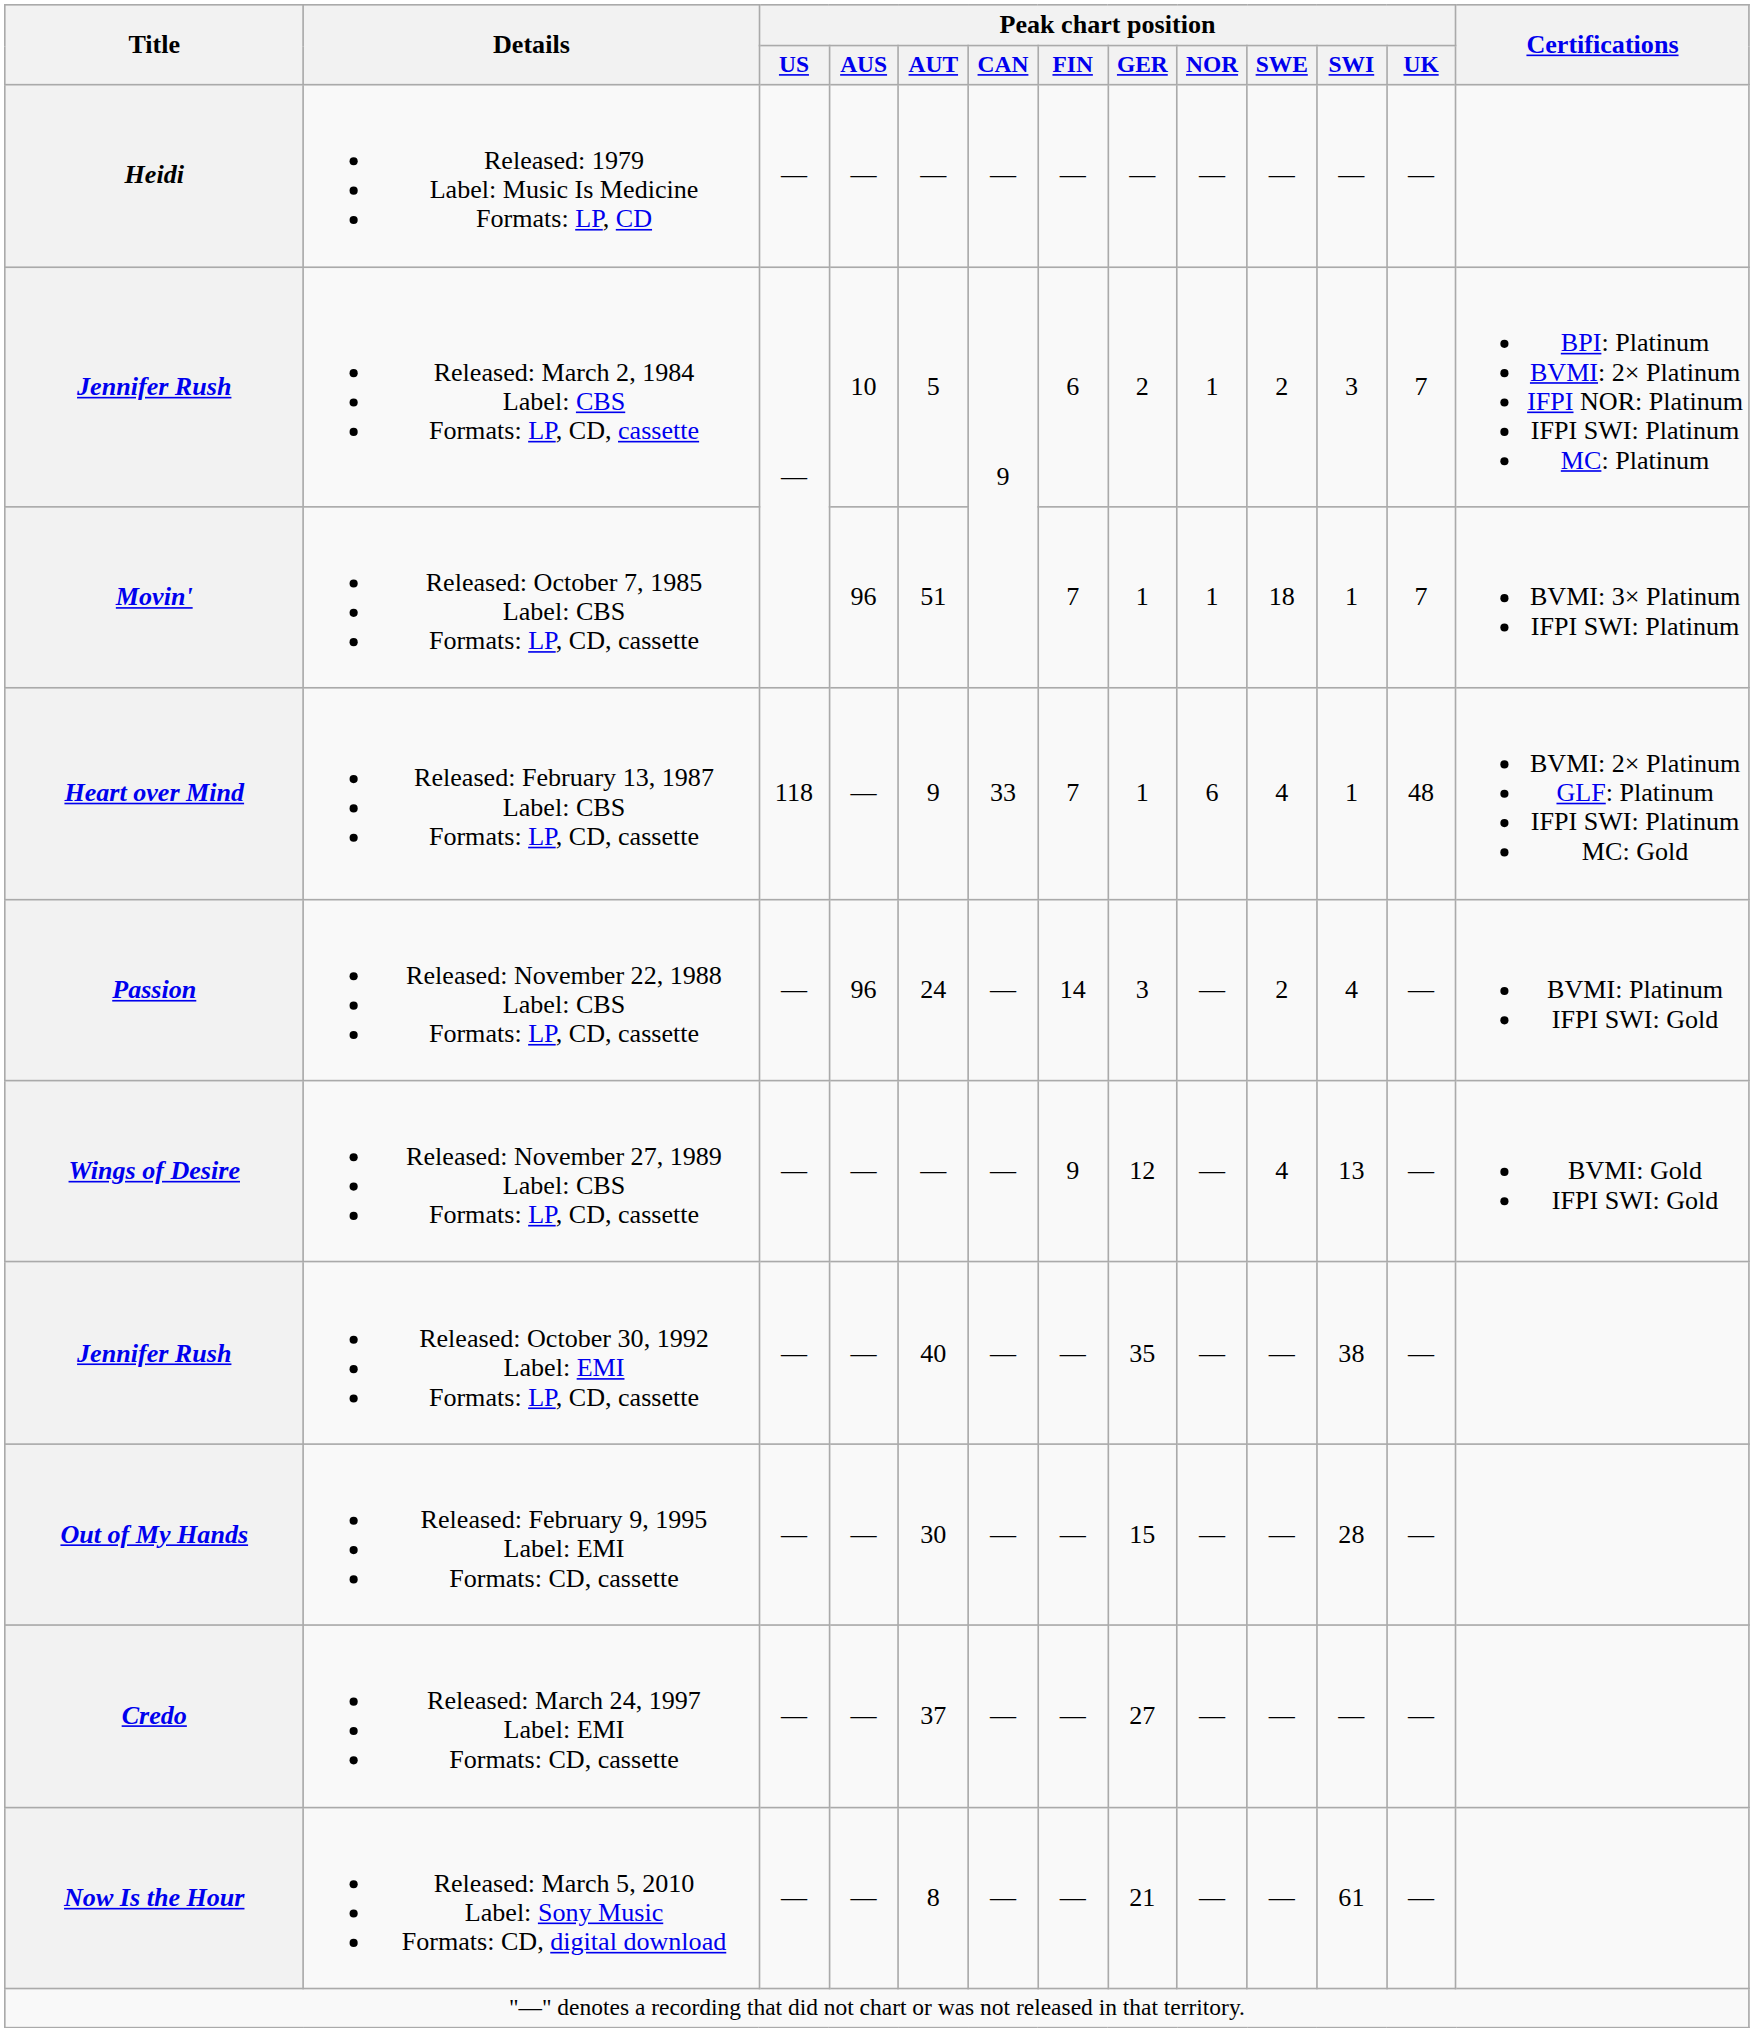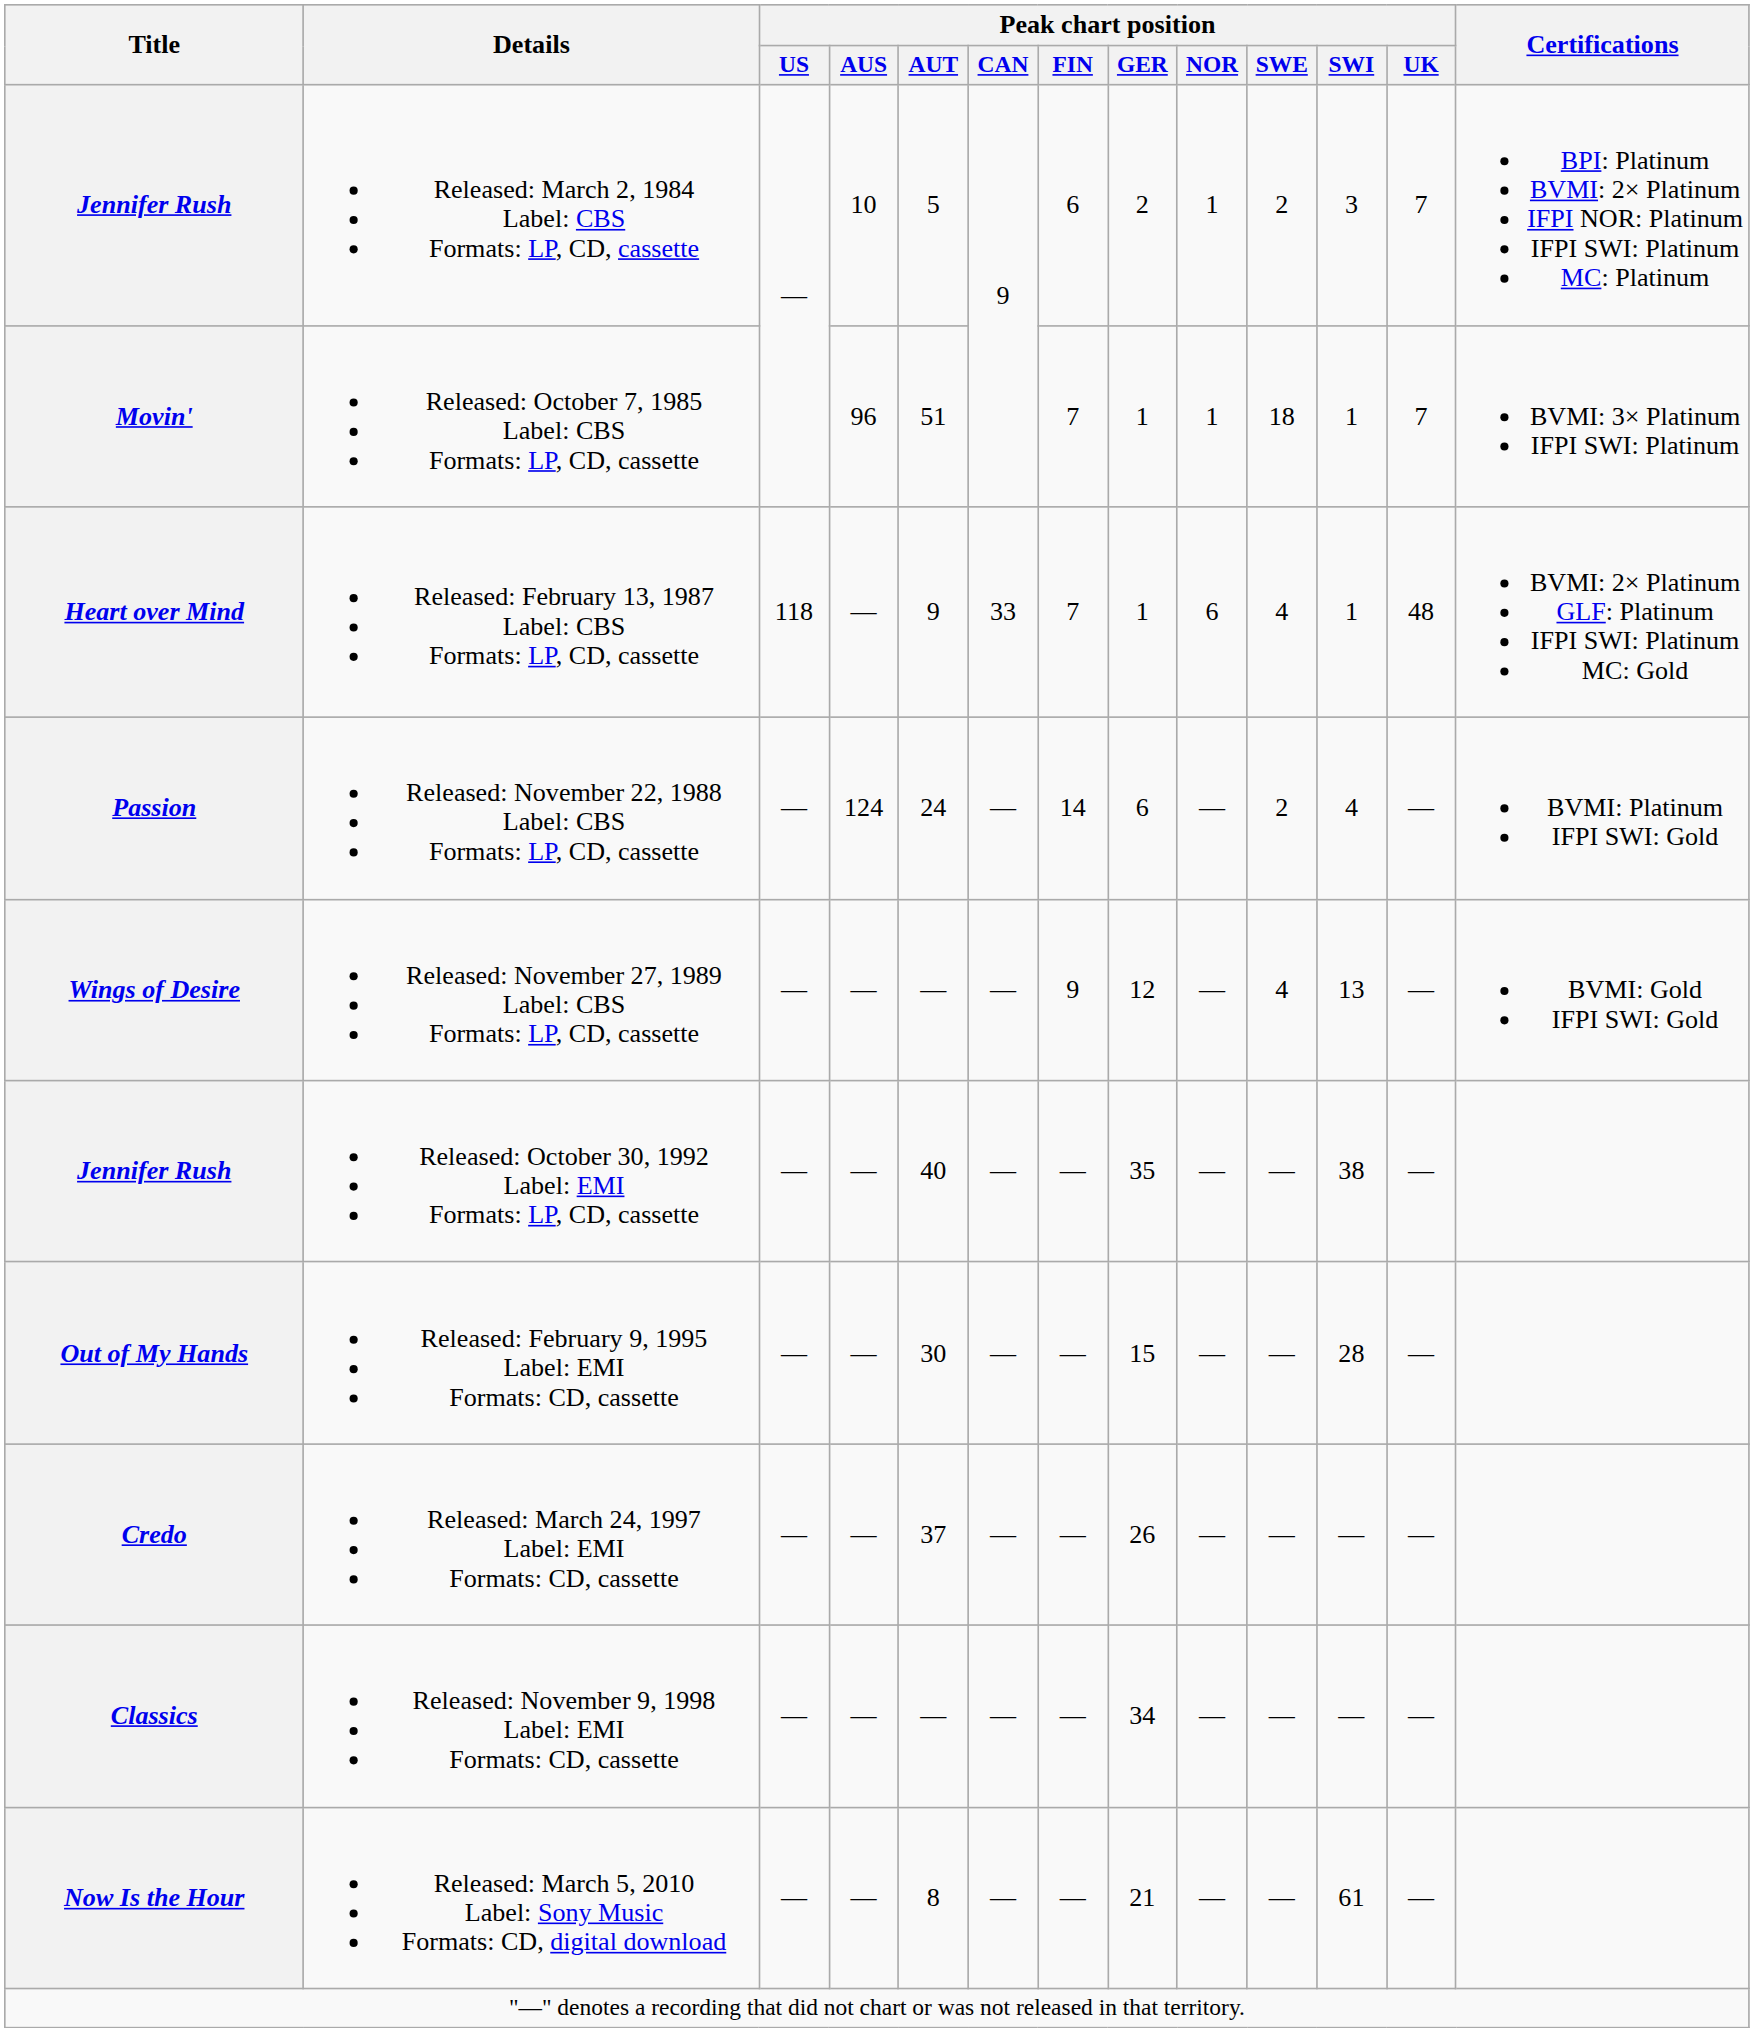- row: (154, 175)
(864, 989) 96 -> (864, 807) 124
(1142, 989) 3 -> (1142, 807) 6
(1142, 1715) 27 -> (1142, 1534) 26
+ row: (154, 1715)
